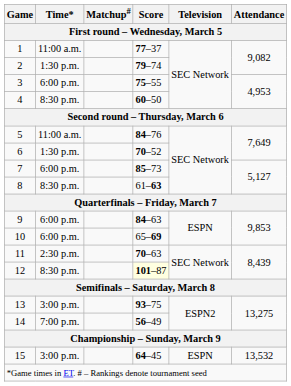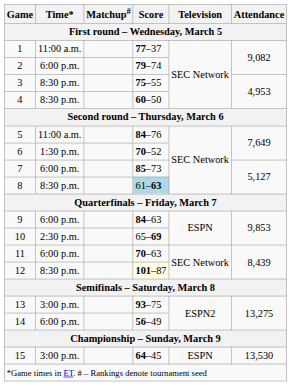(60, 66) 1:30 p.m. -> (60, 66) 6:00 p.m.
(60, 83) 6:00 p.m. -> (60, 83) 8:30 p.m.
(148, 185) no background -> (148, 185) lightblue background
(60, 236) 6:00 p.m. -> (60, 236) 2:30 p.m.
(60, 253) 2:30 p.m. -> (60, 253) 6:00 p.m.
(60, 322) 7:00 p.m. -> (60, 322) 6:00 p.m.
(259, 356) 13,532 -> (259, 356) 13,530
